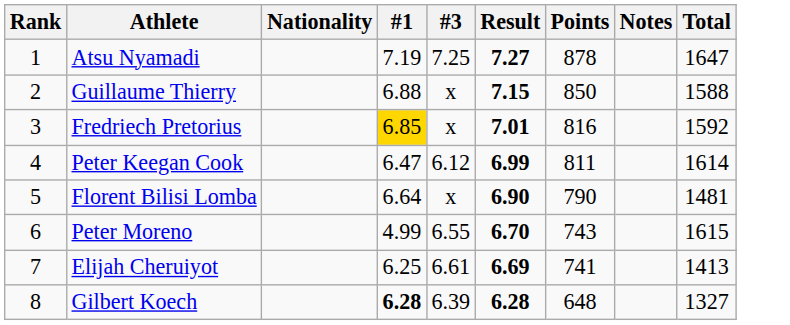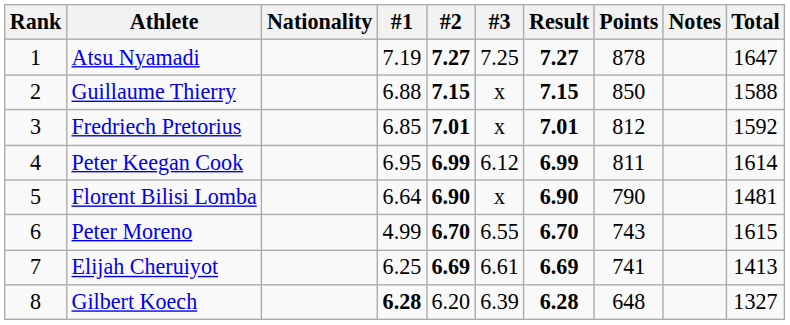+ column: (451, 22)
(402, 127) gold background -> (402, 127) no background
(580, 127) 816 -> (629, 127) 812
(402, 162) 6.47 -> (402, 162) 6.95
